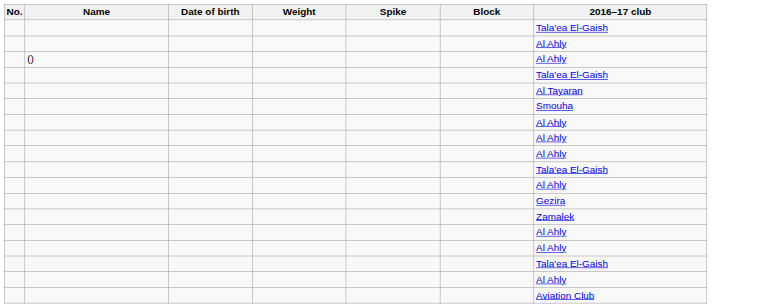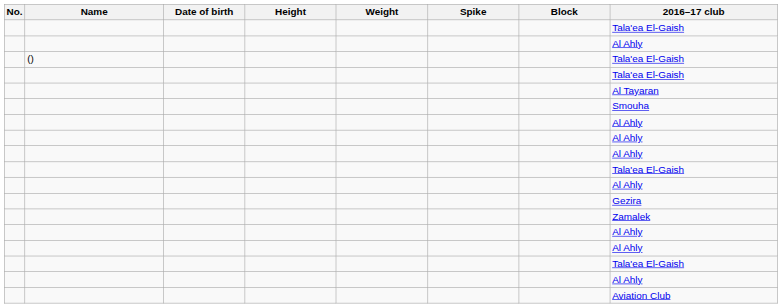+ column: (291, 12)
(551, 59) Al Ahly -> (648, 59) Tala'ea El-Gaish
